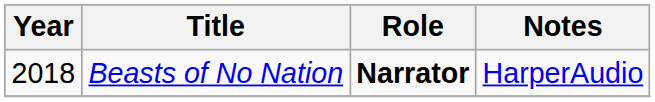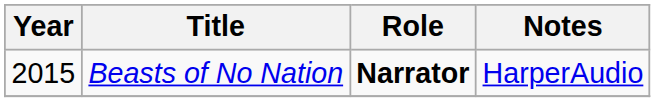(43, 72) 2018 -> (43, 72) 2015
